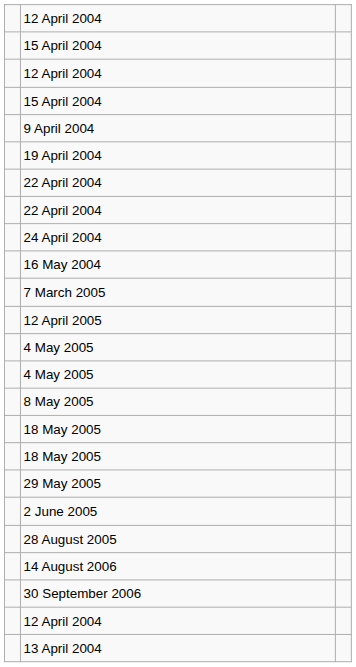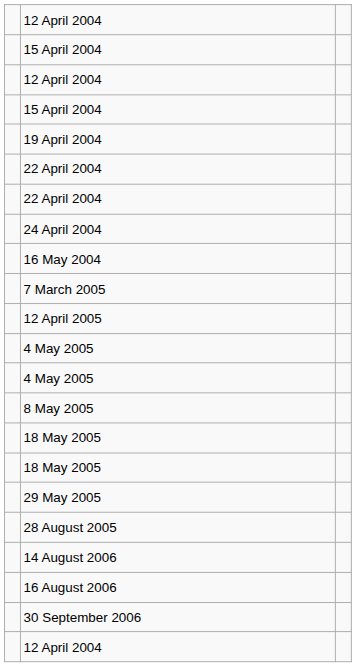- row: (12, 128)
- row: (12, 511)
+ row: (12, 587)
- row: (12, 648)
